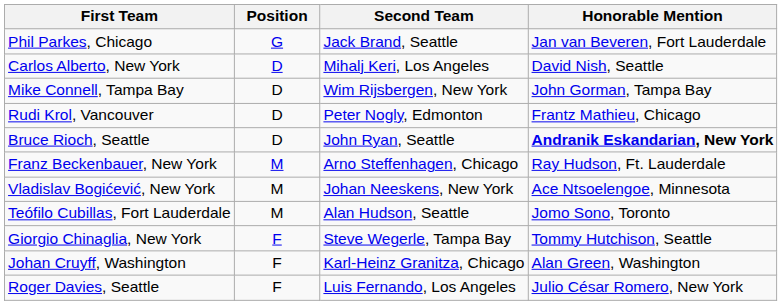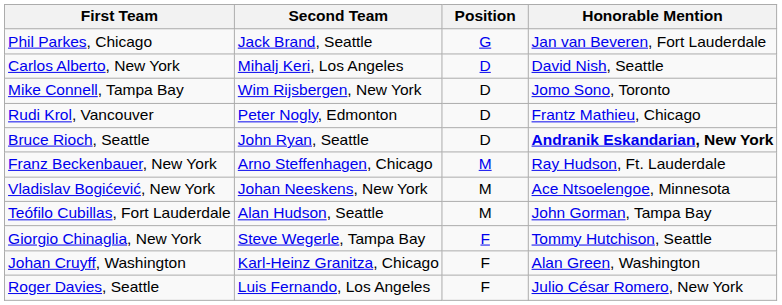columns swapped: (277, 16) <-> (424, 16)
(622, 90) John Gorman, Tampa Bay -> (601, 90) Jomo Sono, Toronto
(601, 213) Jomo Sono, Toronto -> (622, 213) John Gorman, Tampa Bay
